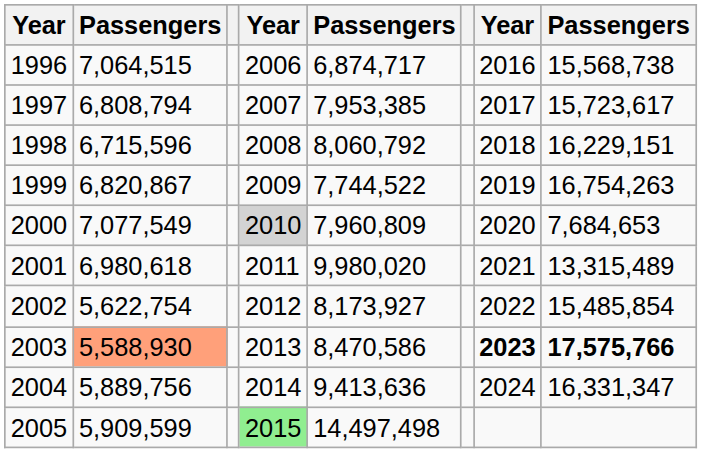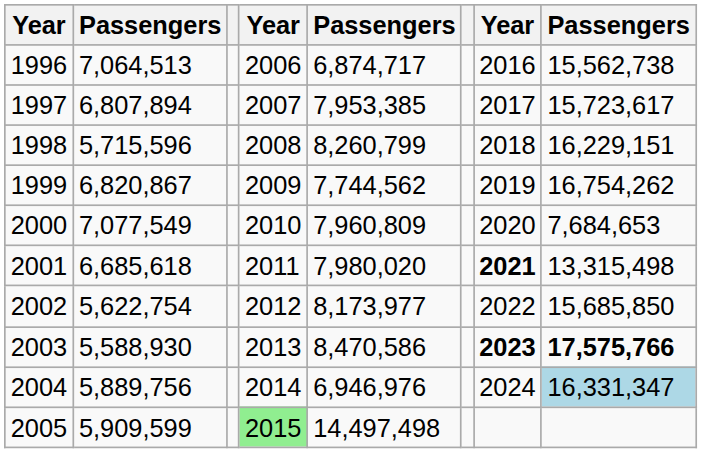(135, 65) 7,064,515 -> (135, 65) 7,064,513
(611, 65) 15,568,738 -> (611, 65) 15,562,738
(135, 105) 6,808,794 -> (135, 105) 6,807,894
(135, 146) 6,715,596 -> (135, 146) 5,715,596
(370, 146) 8,060,792 -> (370, 146) 8,260,799
(370, 186) 7,744,522 -> (370, 186) 7,744,562
(611, 186) 16,754,263 -> (611, 186) 16,754,262
(273, 226) lightgrey background -> (273, 226) no background
(135, 266) 6,980,618 -> (135, 266) 6,685,618
(370, 266) 9,980,020 -> (370, 266) 7,980,020
(507, 266) normal -> (507, 266) bold
(611, 266) 13,315,489 -> (611, 266) 13,315,498
(370, 306) 8,173,927 -> (370, 306) 8,173,977
(611, 306) 15,485,854 -> (611, 306) 15,685,850
(135, 347) lightsalmon background -> (135, 347) no background
(370, 387) 9,413,636 -> (370, 387) 6,946,976
(611, 387) no background -> (611, 387) lightblue background
